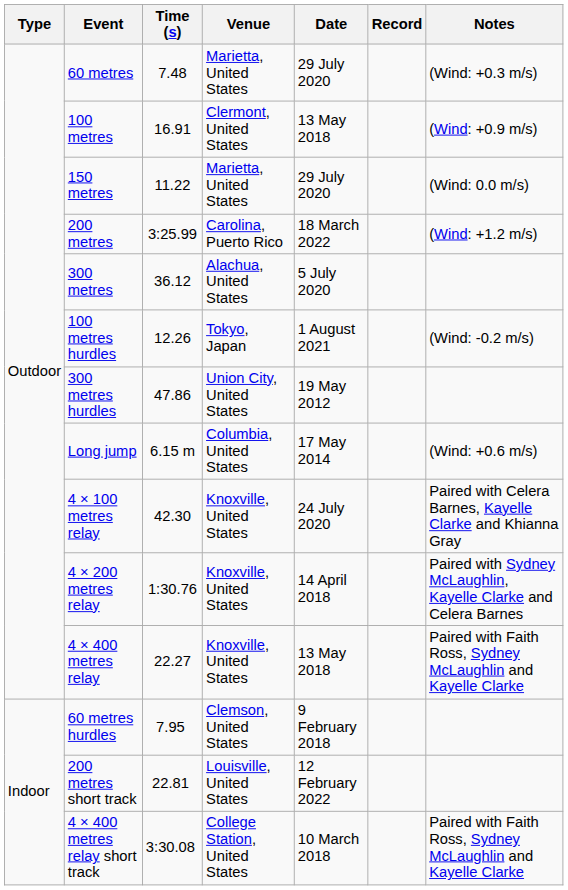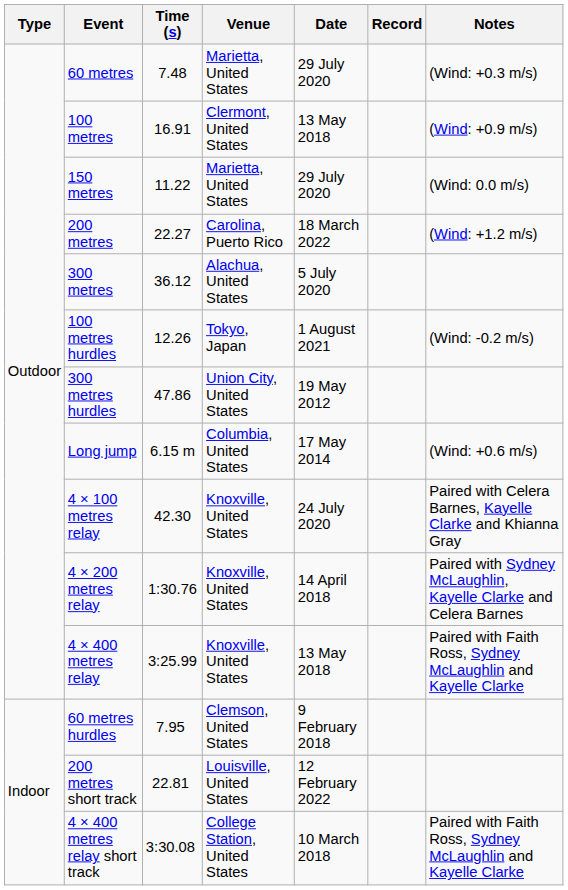(172, 233) 3:25.99 -> (172, 233) 22.27
(172, 662) 22.27 -> (172, 662) 3:25.99
